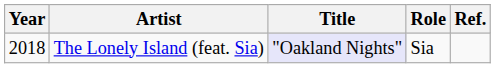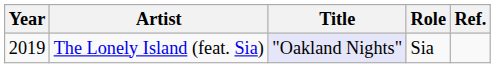(27, 47) 2018 -> (27, 47) 2019
